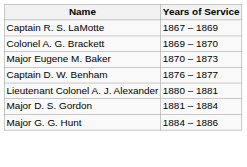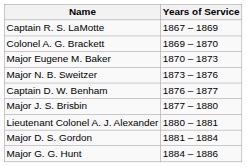+ row: (52, 75)
+ row: (47, 106)
